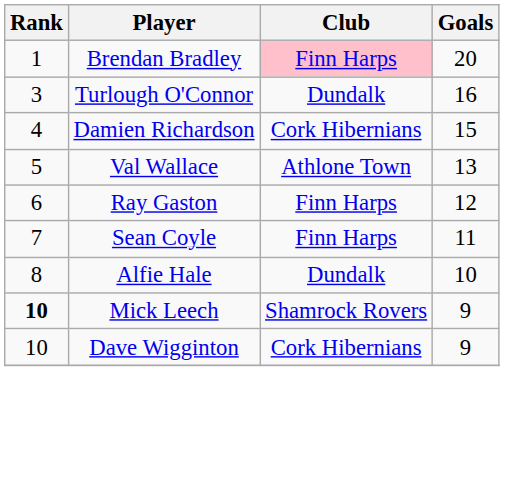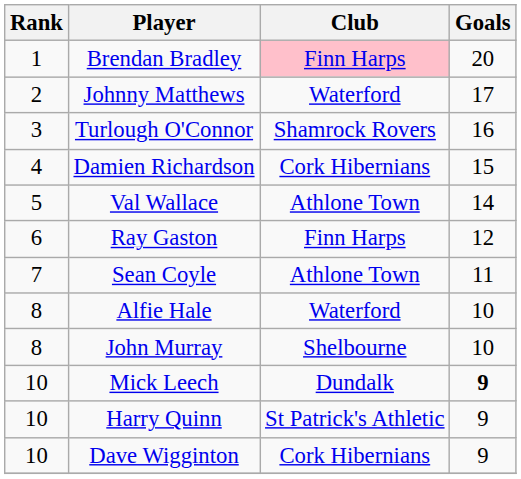+ row: (164, 94)
(346, 94) Dundalk -> (355, 130) Shamrock Rovers
(465, 166) 13 -> (483, 202) 14
(346, 238) Finn Harps -> (355, 274) Athlone Town
(346, 274) Dundalk -> (355, 310) Waterford
+ row: (164, 346)
(36, 310) bold -> (36, 382) normal
(346, 310) Shamrock Rovers -> (355, 382) Dundalk
(465, 310) normal -> (483, 382) bold
+ row: (164, 418)
